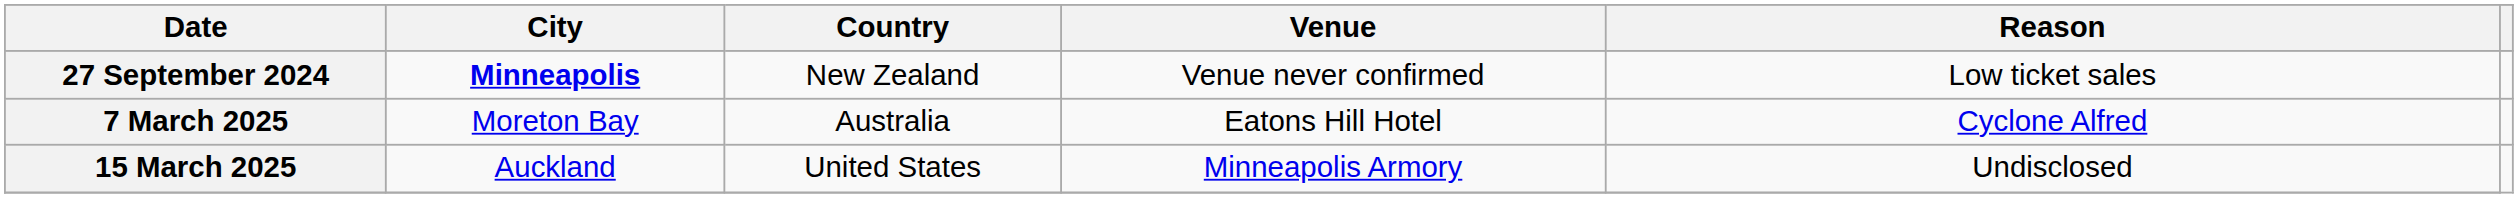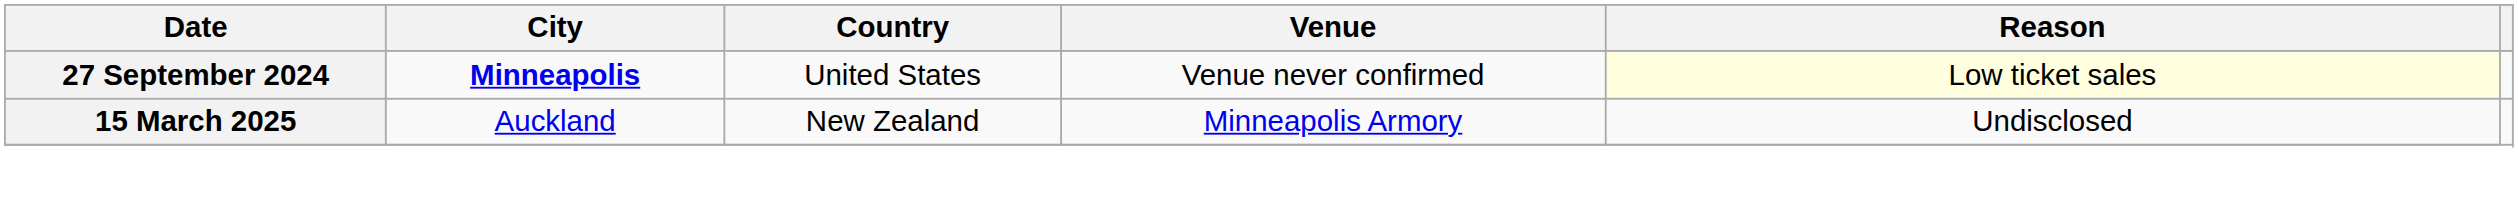(893, 74) New Zealand -> (893, 74) United States
(2052, 74) no background -> (2052, 74) lightyellow background
- row: (196, 121)
(893, 167) United States -> (893, 121) New Zealand
